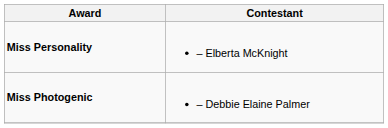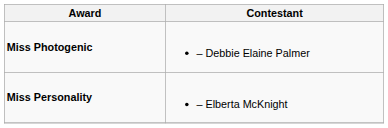rows swapped: (49, 47) <-> (50, 98)
